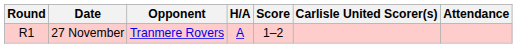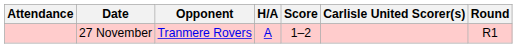columns swapped: (26, 14) <-> (476, 14)
